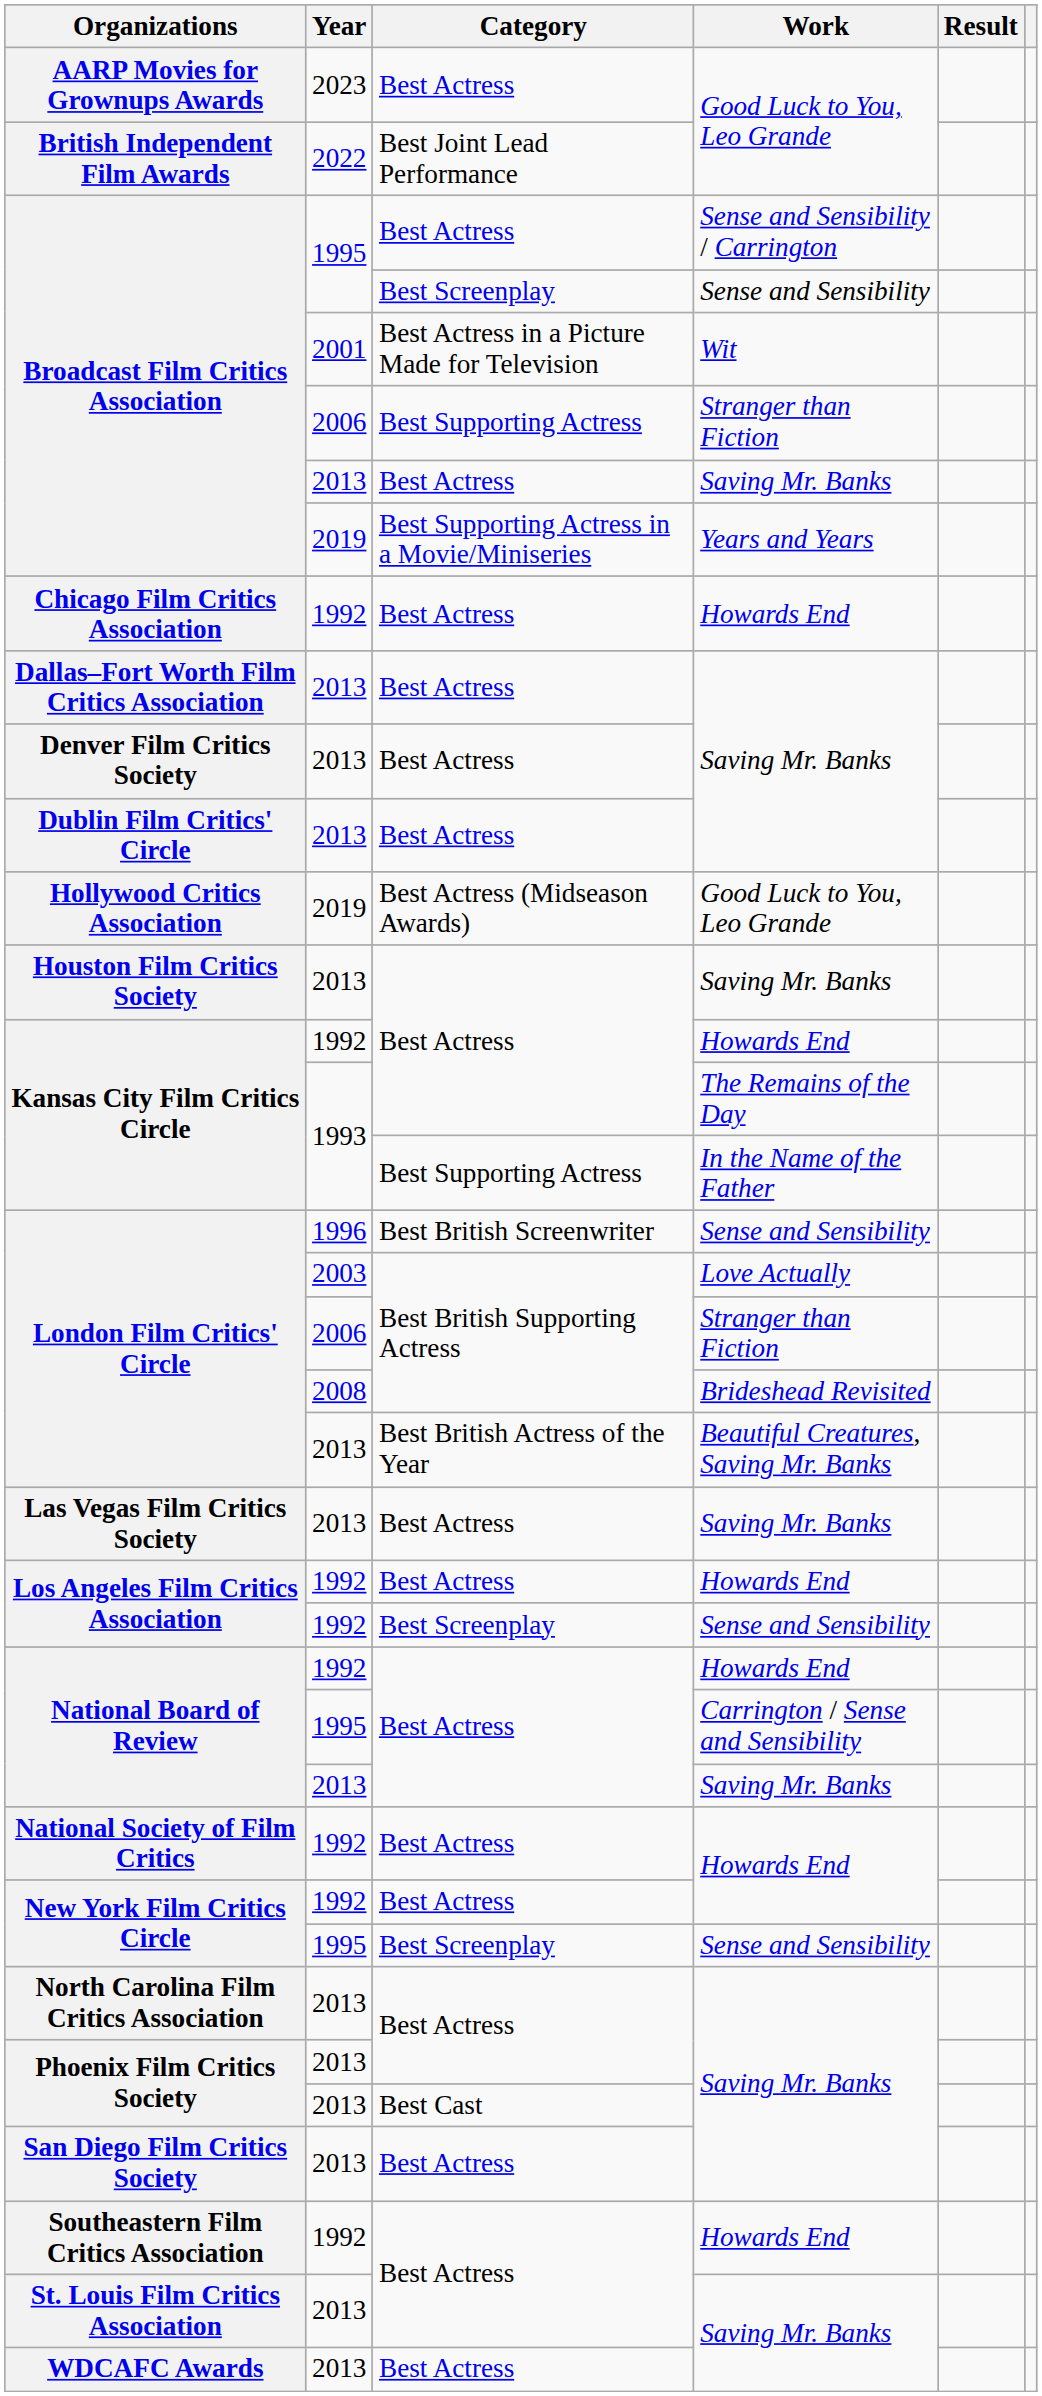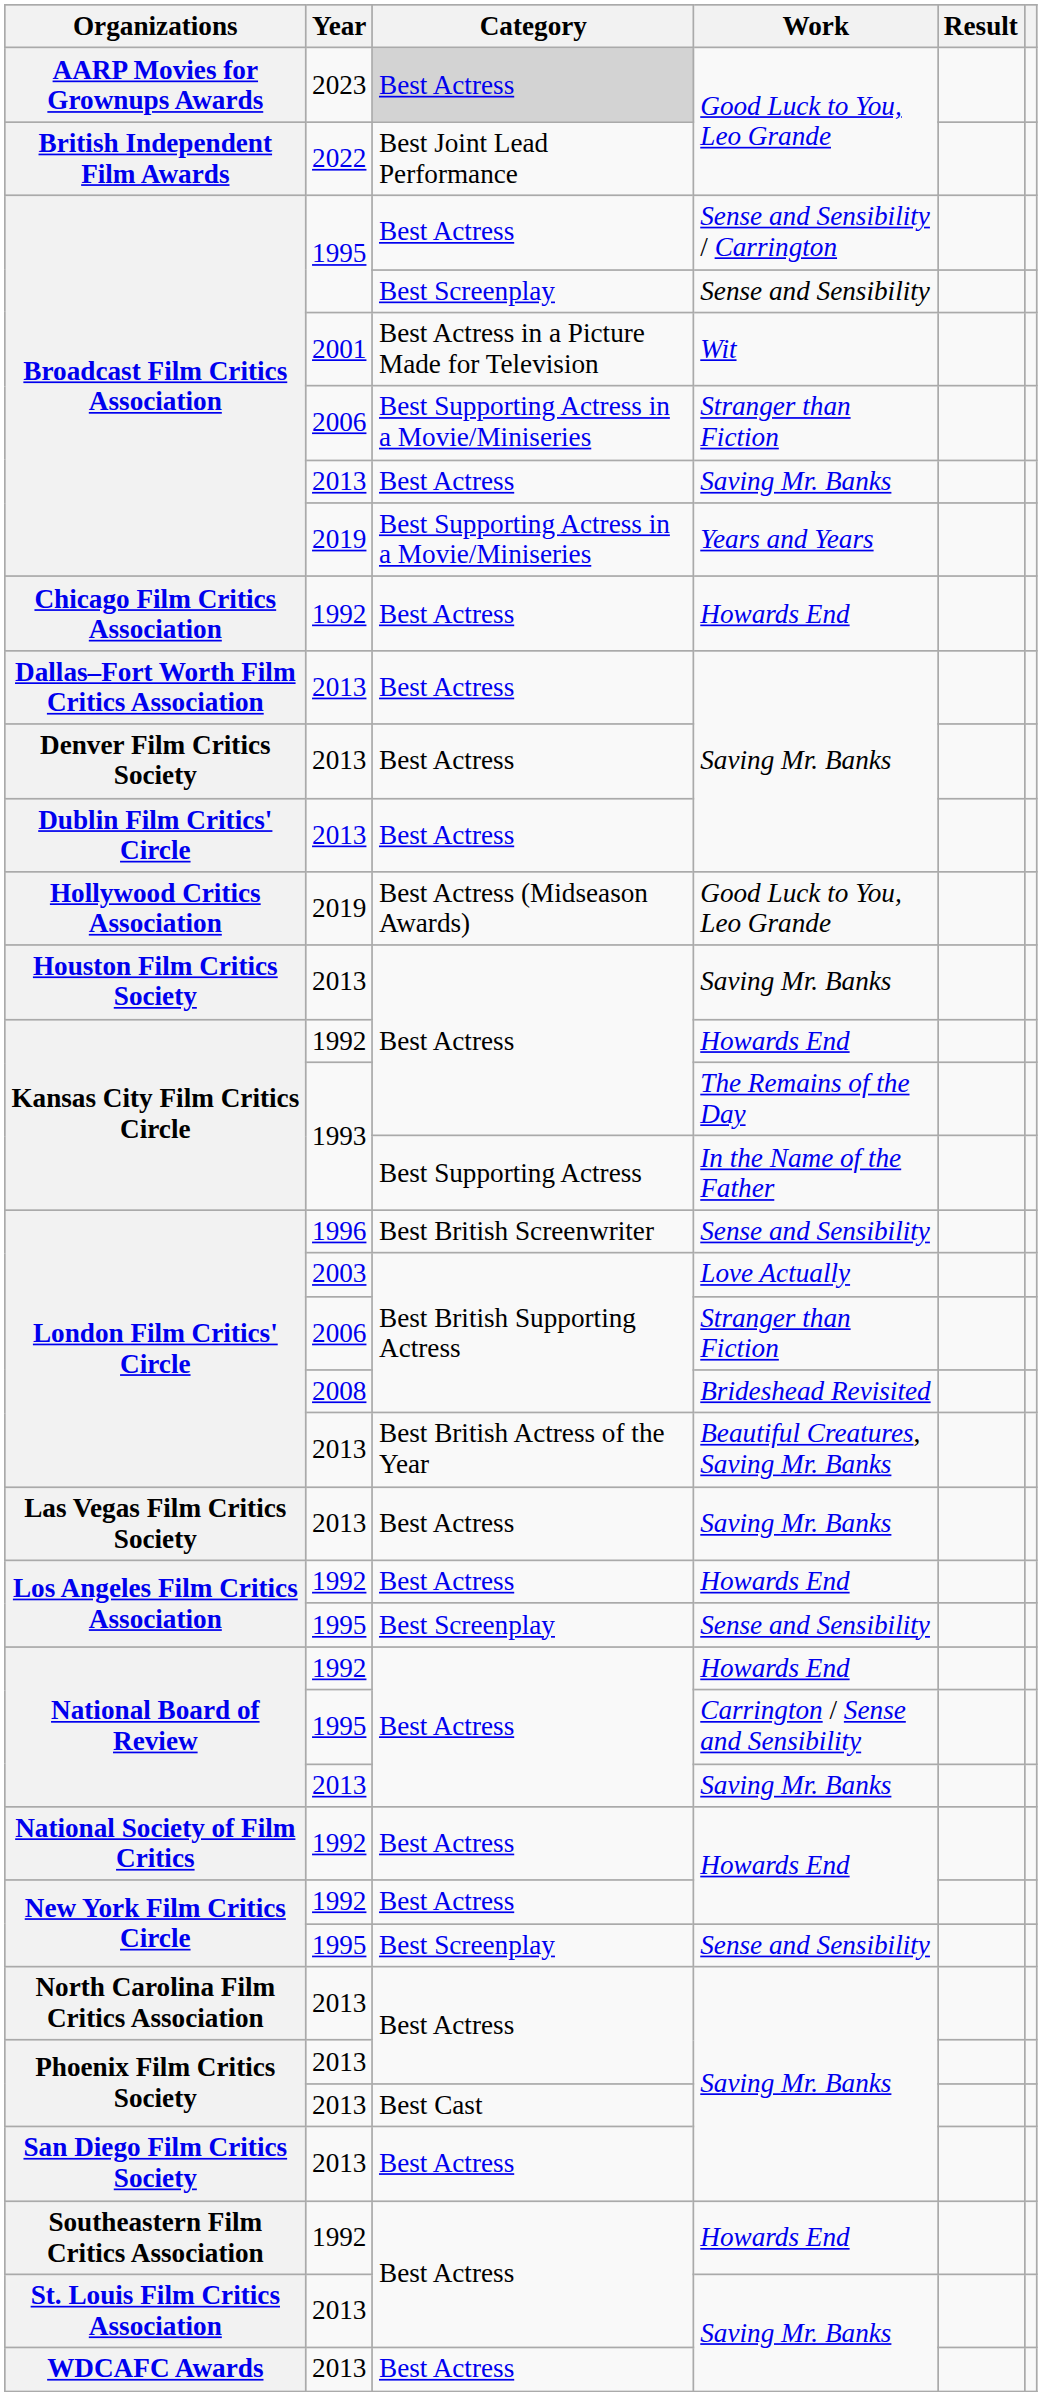(447, 84) no background -> (447, 84) lightgrey background
(510, 422) Best Supporting Actress -> (524, 422) Best Supporting Actress in a Movie/Miniseries
(339, 1624) 1992 -> (339, 1624) 1995
